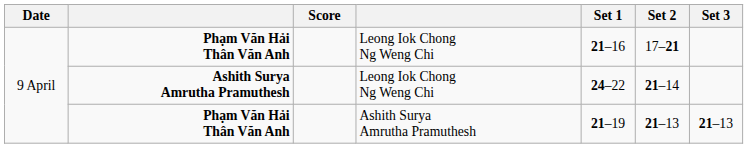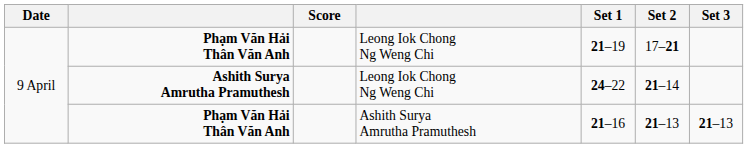(608, 46) 21–16 -> (608, 46) 21–19
(608, 124) 21–19 -> (608, 124) 21–16
